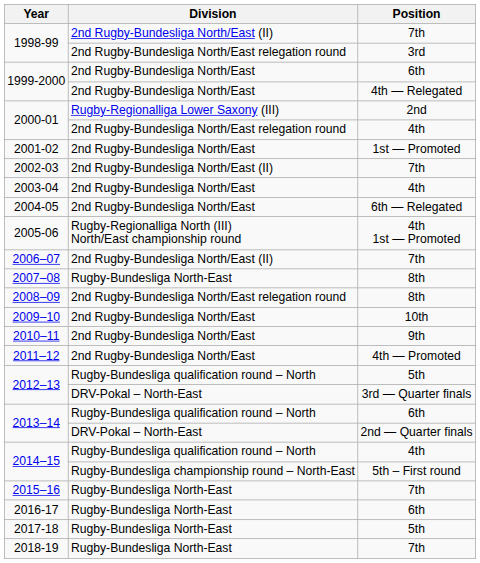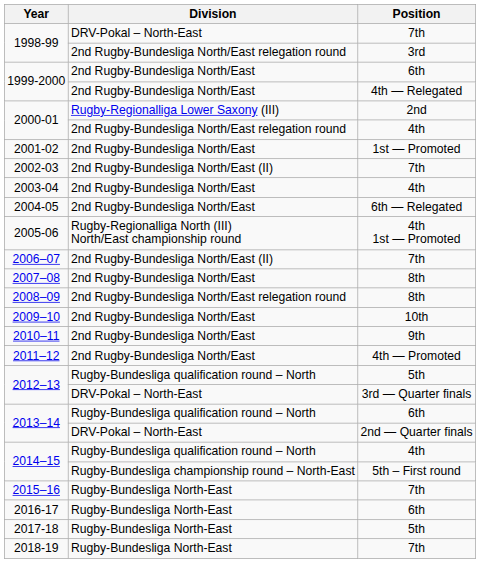(172, 33) 2nd Rugby-Bundesliga North/East (II) -> (136, 33) DRV-Pokal – North-East
(151, 278) Rugby-Bundesliga North-East -> (163, 278) 2nd Rugby-Bundesliga North/East
